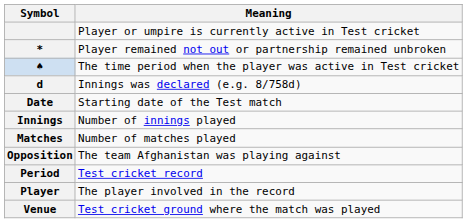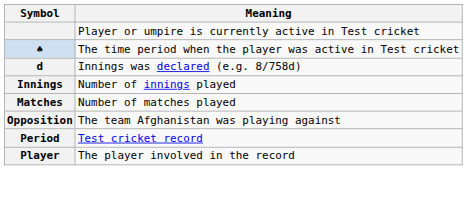- row: (40, 49)
- row: (40, 102)
- row: (40, 209)
